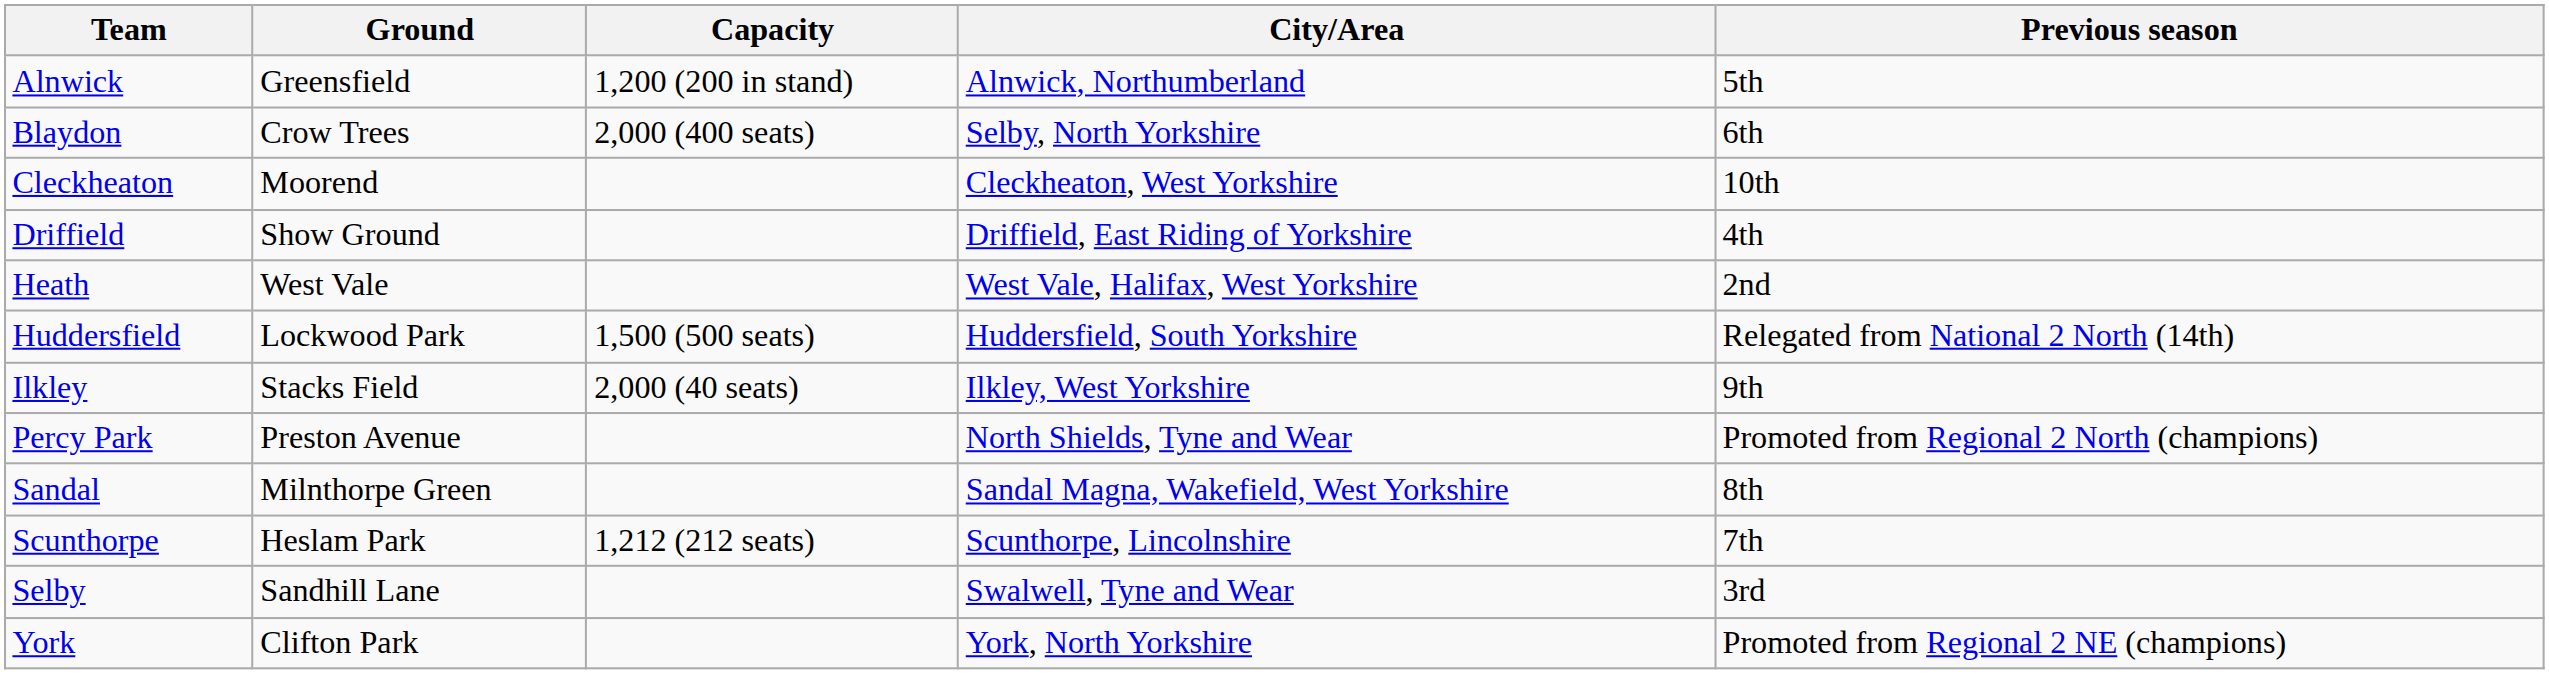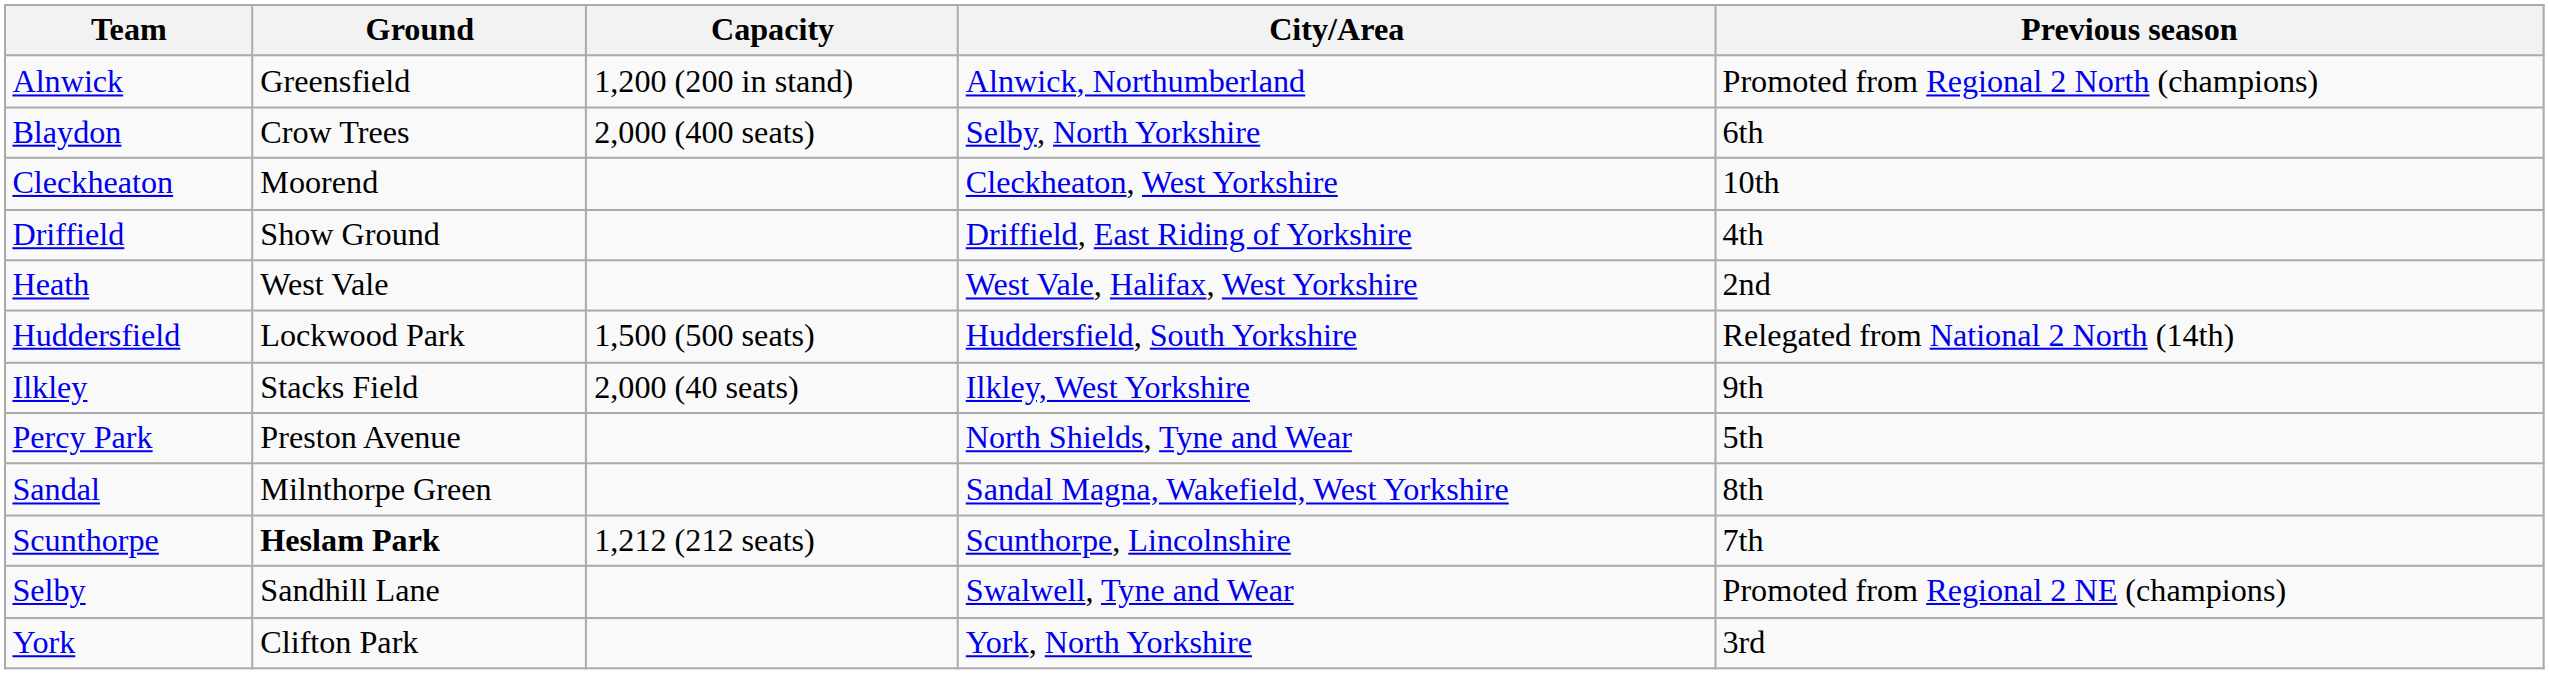(1743, 81) 5th -> (2020, 81) Promoted from Regional 2 North (champions)
(2020, 438) Promoted from Regional 2 North (champions) -> (1743, 438) 5th
(343, 540) normal -> (350, 540) bold
(1744, 591) 3rd -> (2004, 591) Promoted from Regional 2 NE (champions)
(2004, 642) Promoted from Regional 2 NE (champions) -> (1744, 642) 3rd
